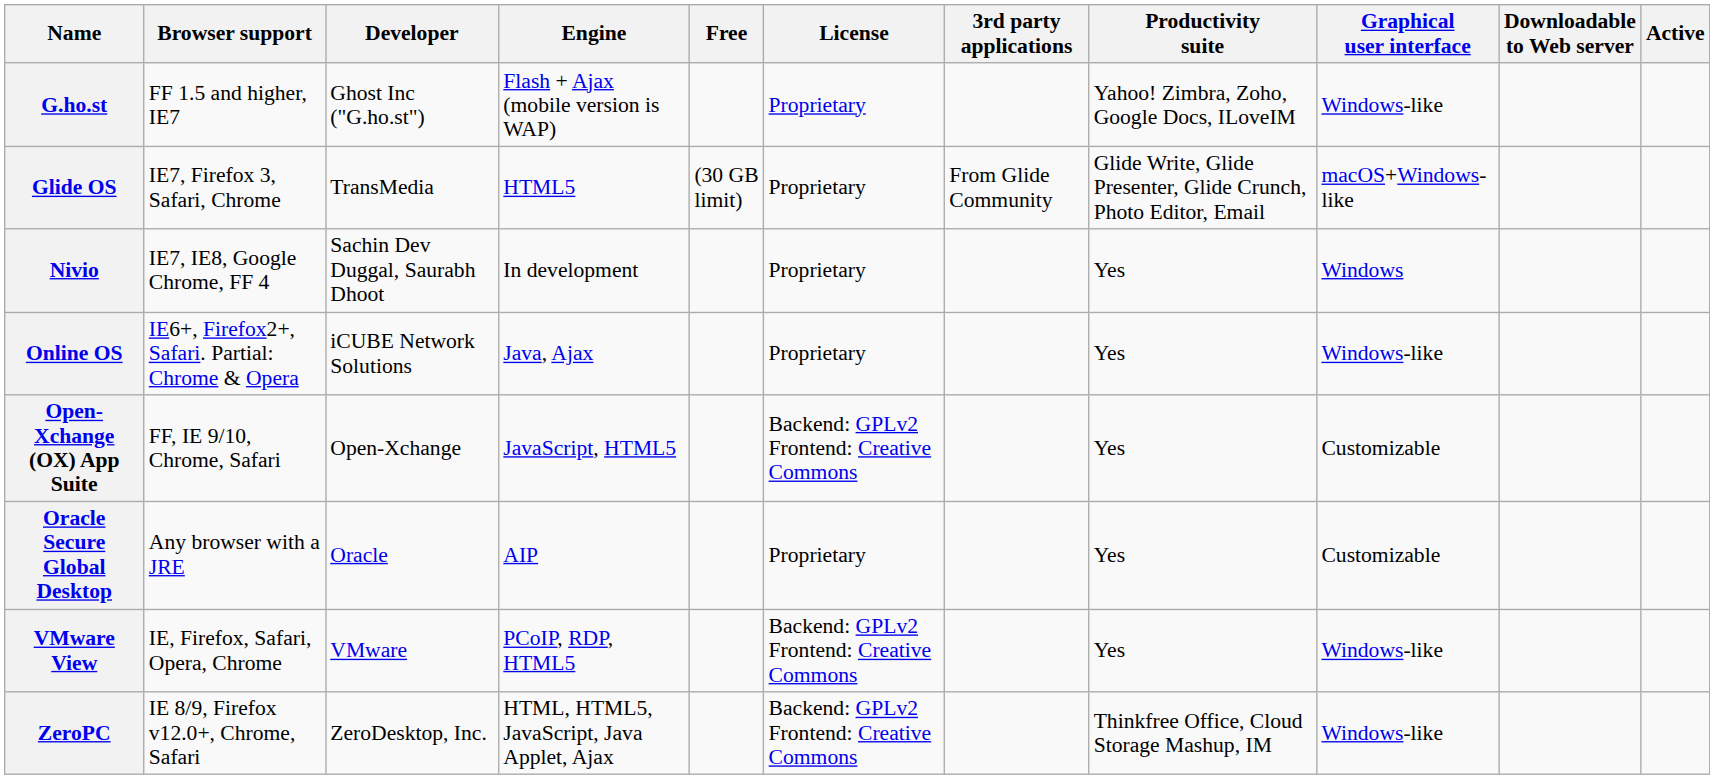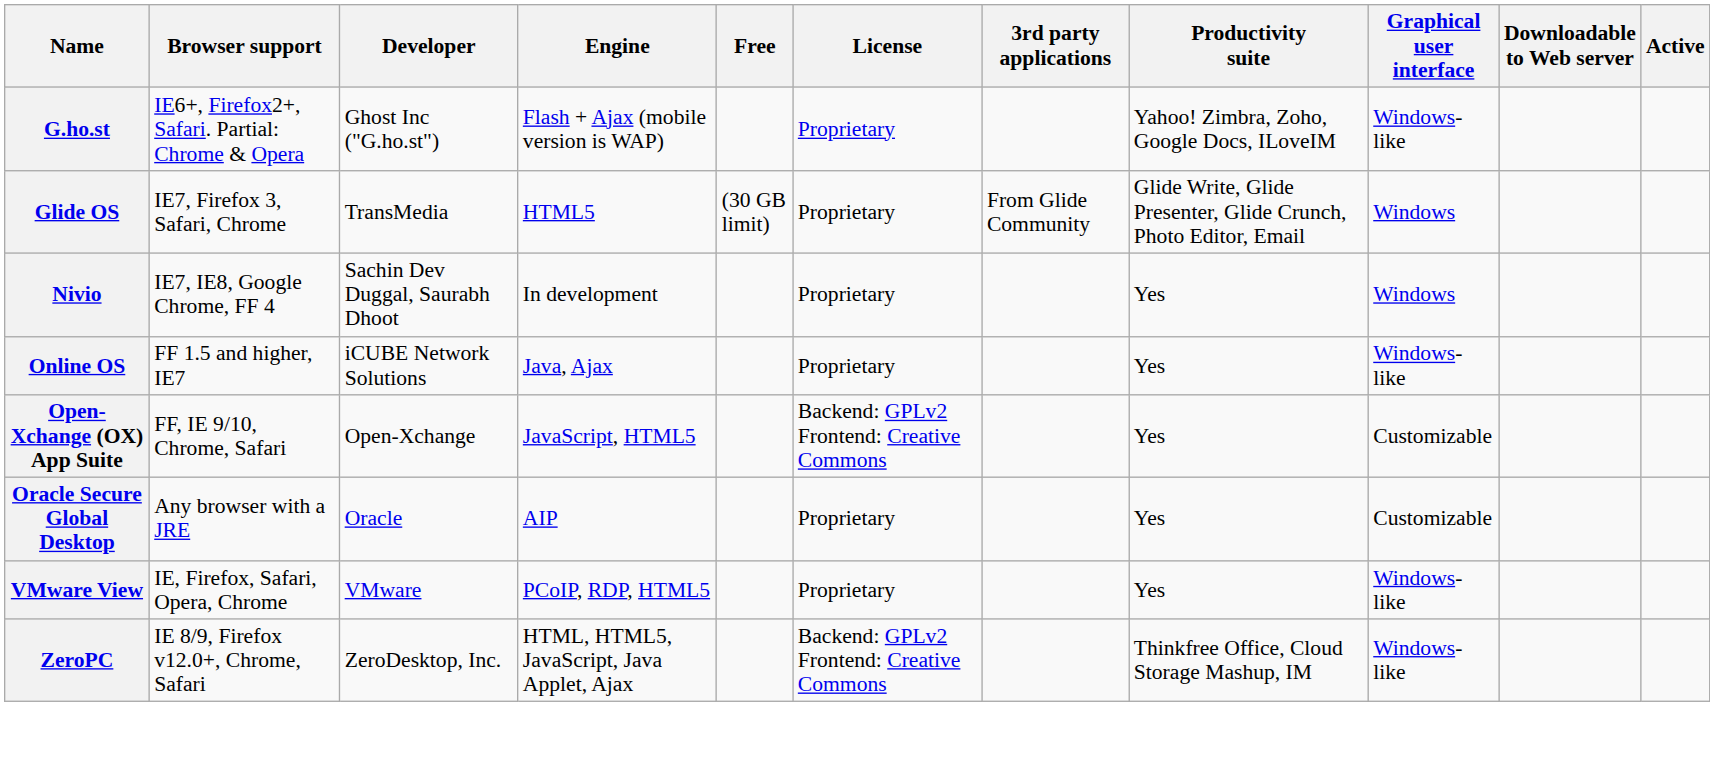(228, 104) FF 1.5 and higher, IE7 -> (229, 128) IE6+, Firefox2+, Safari. Partial: Chrome & Opera
(1404, 187) macOS+Windows-like -> (1414, 211) Windows
(224, 353) IE6+, Firefox2+, Safari. Partial: Chrome & Opera -> (233, 365) FF 1.5 and higher, IE7
(850, 650) Backend: GPLv2 Frontend: Creative Commons -> (846, 589) Proprietary
